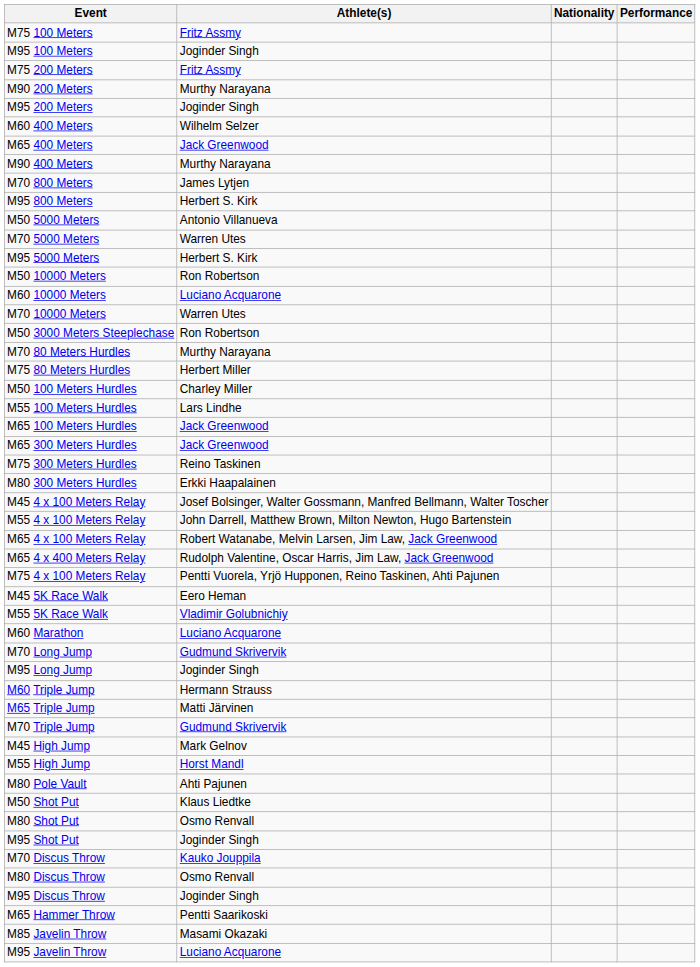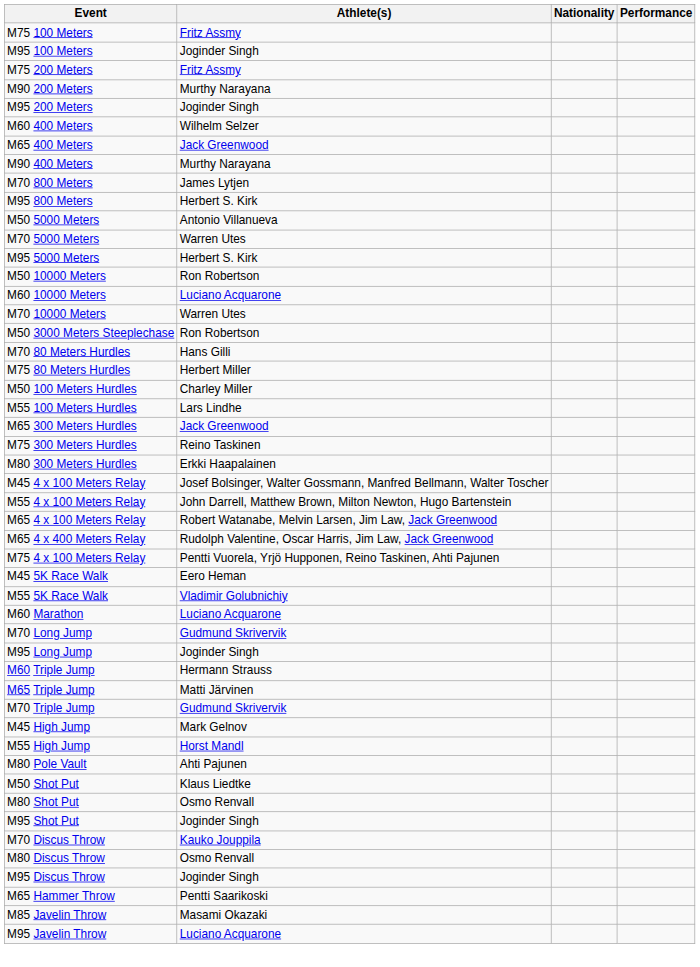(225, 351) Murthy Narayana -> (205, 351) Hans Gilli
- row: (72, 426)
